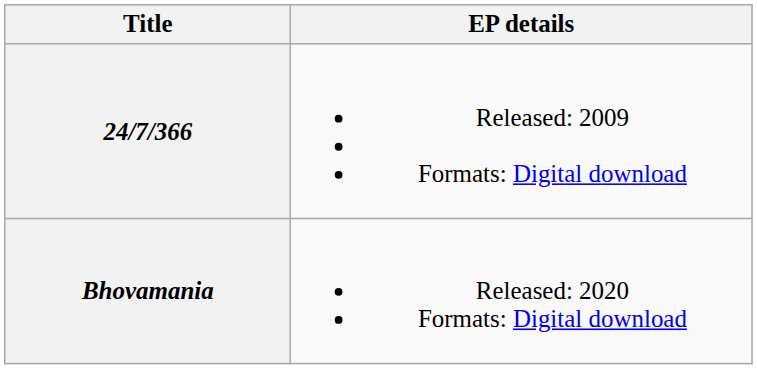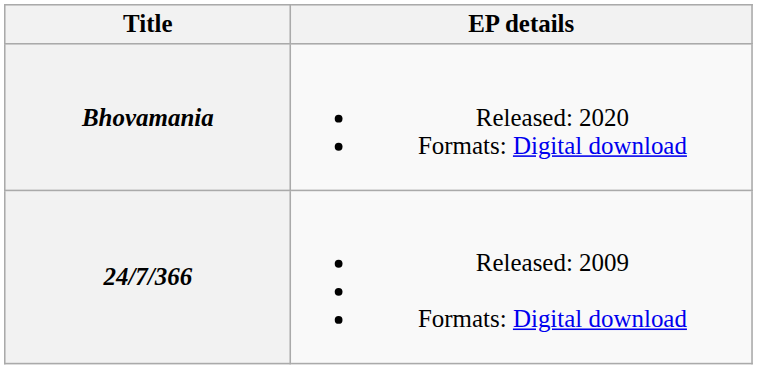rows swapped: (148, 130) <-> (148, 290)
